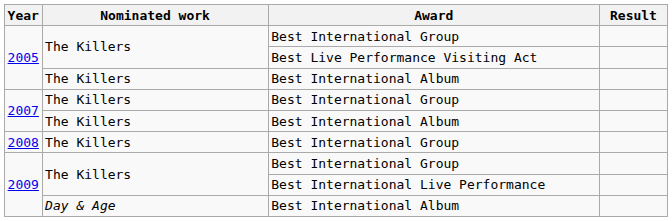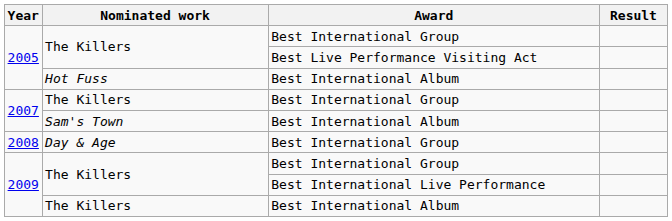(88, 79) The Killers -> (76, 79) Hot Fuss
(88, 121) The Killers -> (84, 121) Sam's Town
(88, 142) The Killers -> (80, 142) Day & Age
(80, 206) Day & Age -> (88, 206) The Killers
